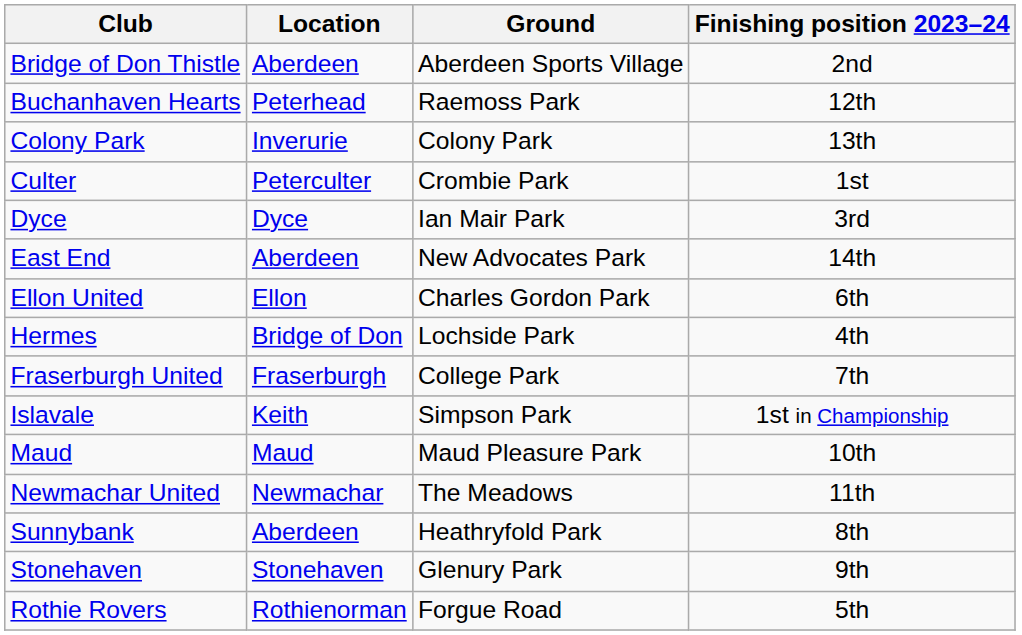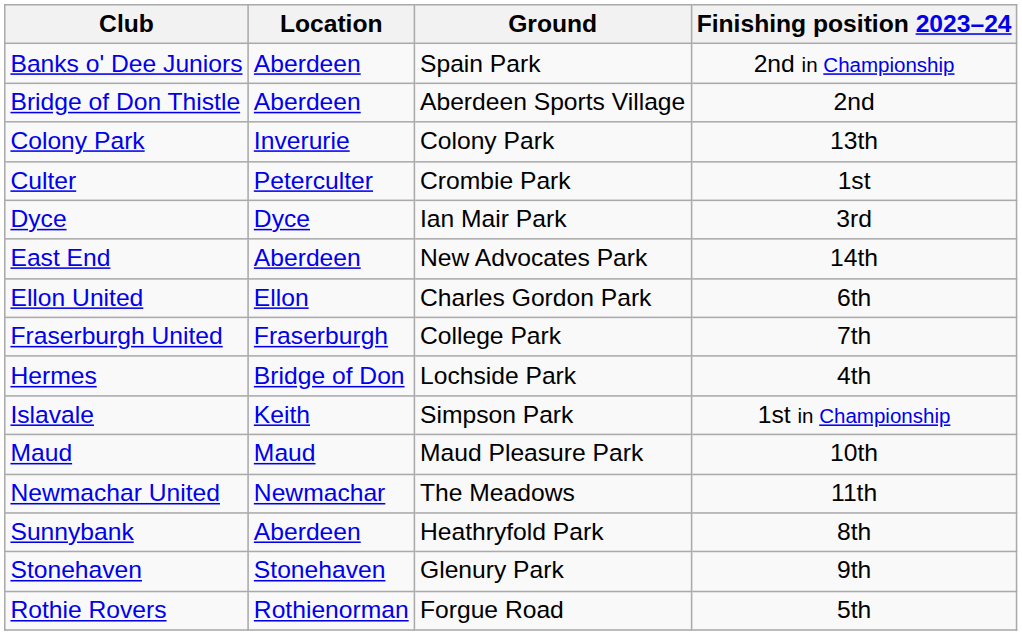+ row: (126, 63)
- row: (126, 102)
rows swapped: (117, 375) <-> (54, 336)
